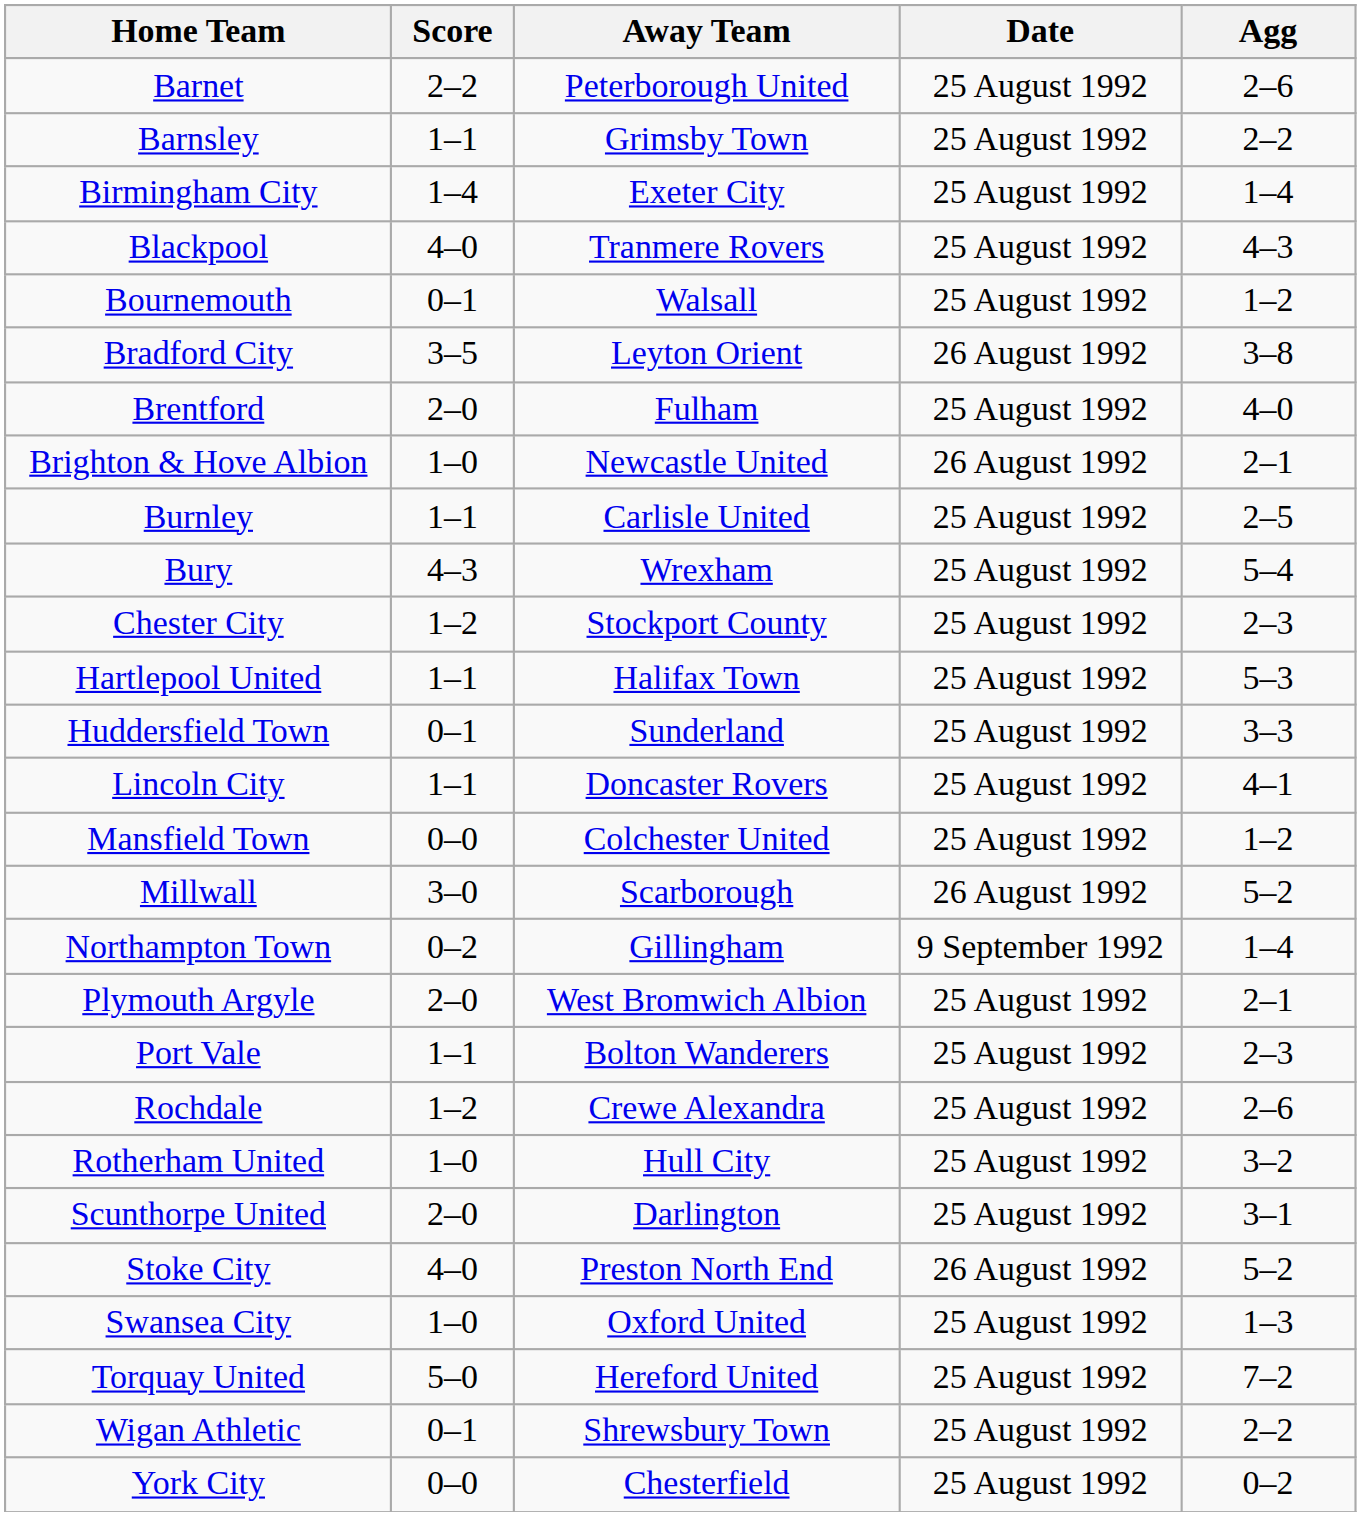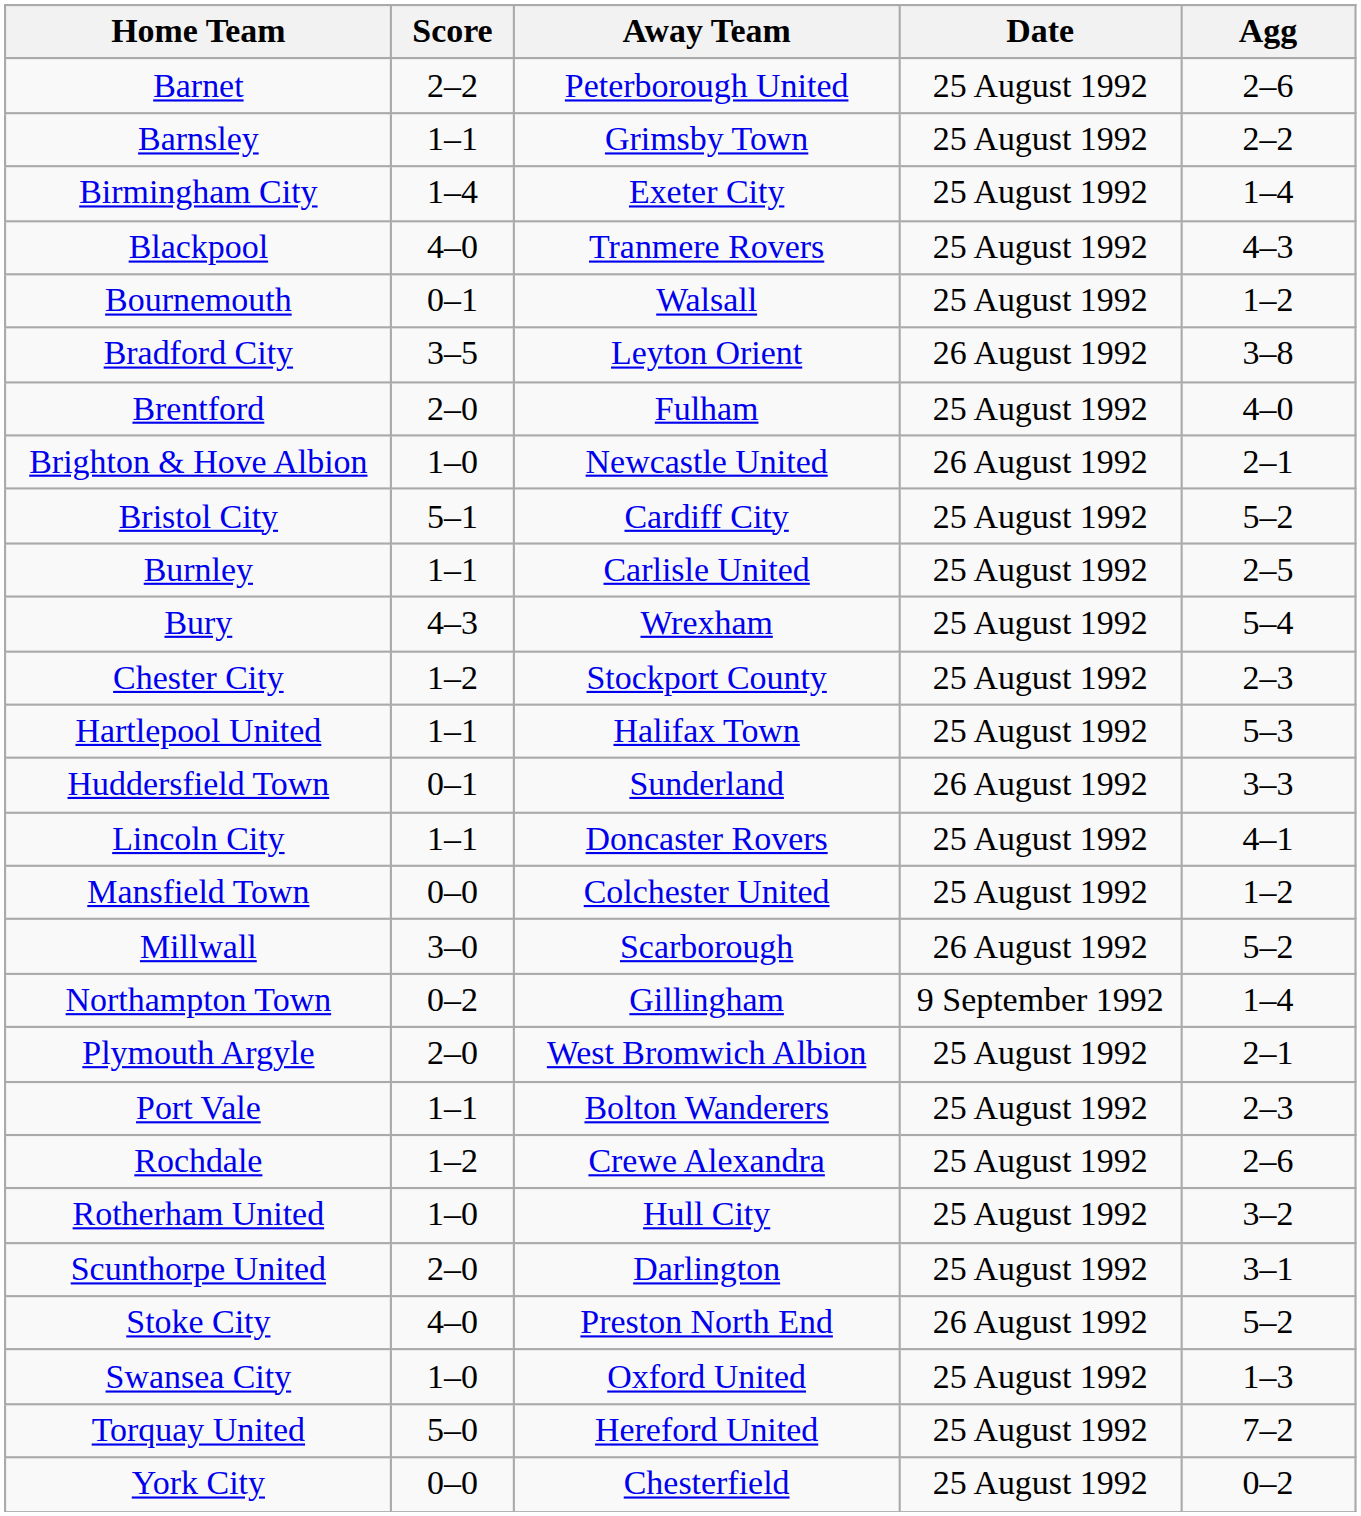+ row: (198, 515)
(1040, 730) 25 August 1992 -> (1040, 784) 26 August 1992
- row: (198, 1430)
